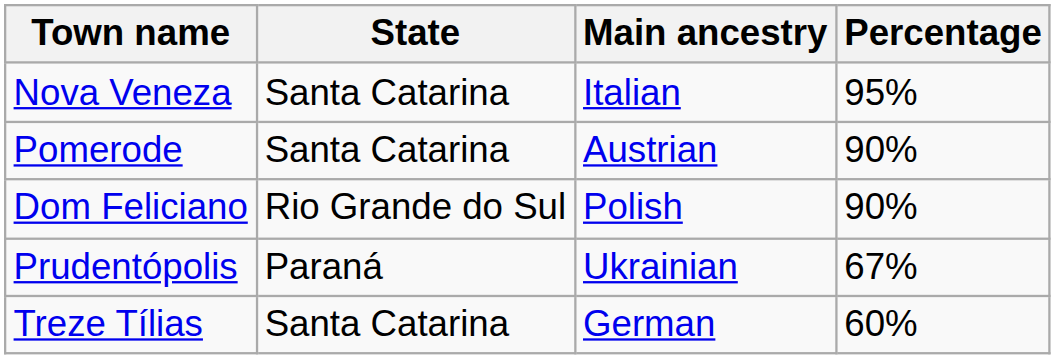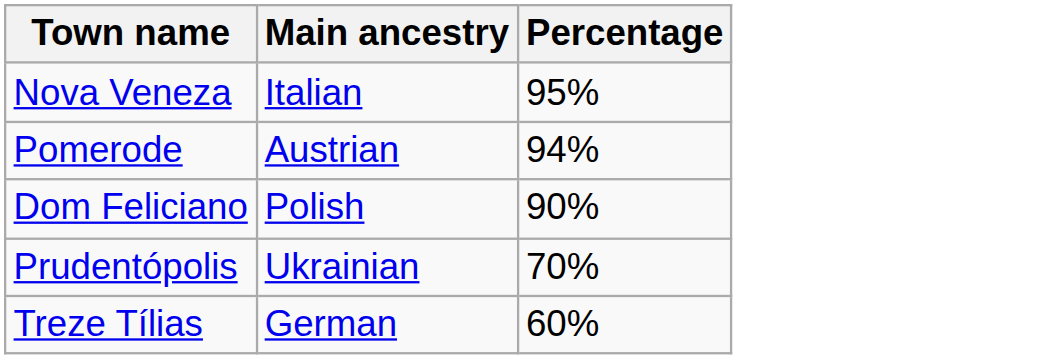- column: (415, 33)
(881, 149) 90% -> (563, 149) 94%
(881, 265) 67% -> (563, 265) 70%
